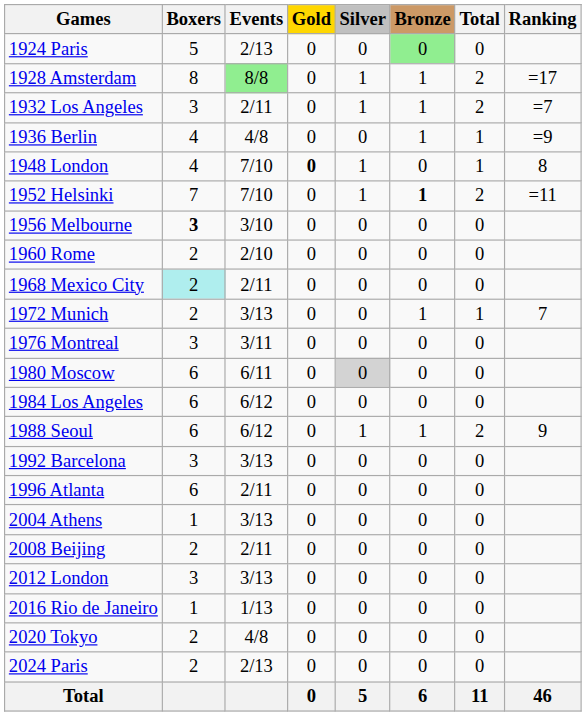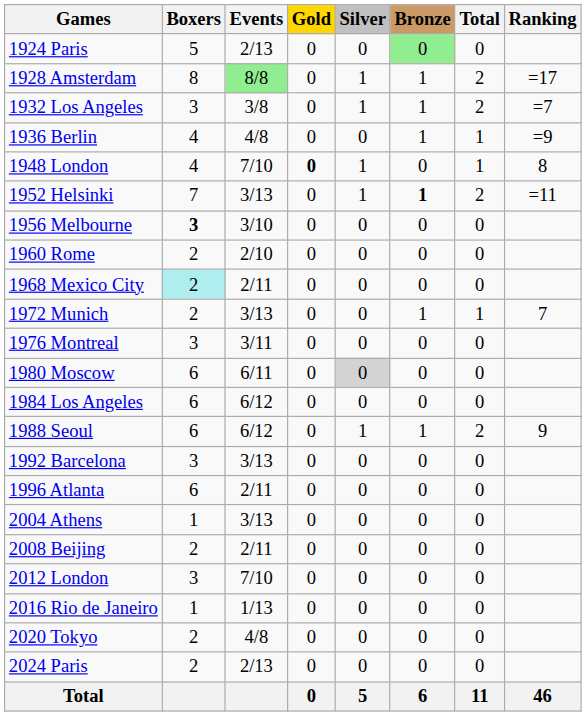(256, 107) 2/11 -> (256, 107) 3/8
(256, 195) 7/10 -> (256, 195) 3/13
(256, 578) 3/13 -> (256, 578) 7/10
